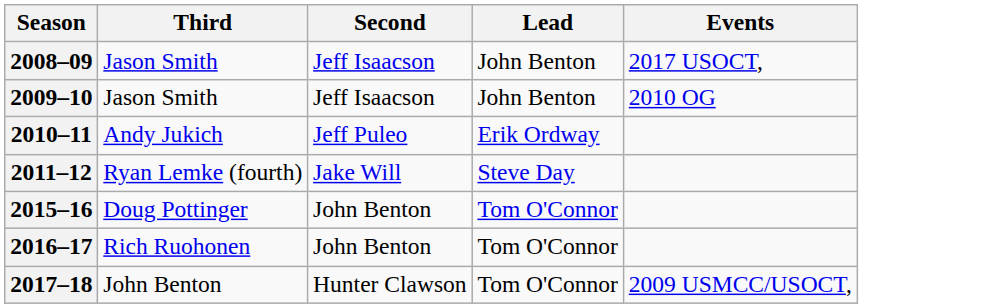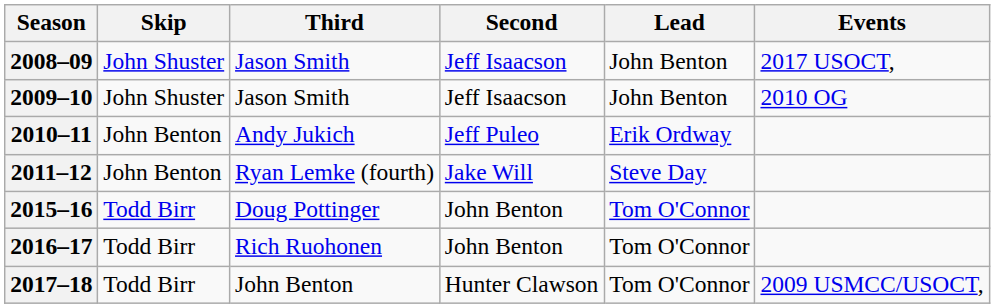+ column: (164, 23)
